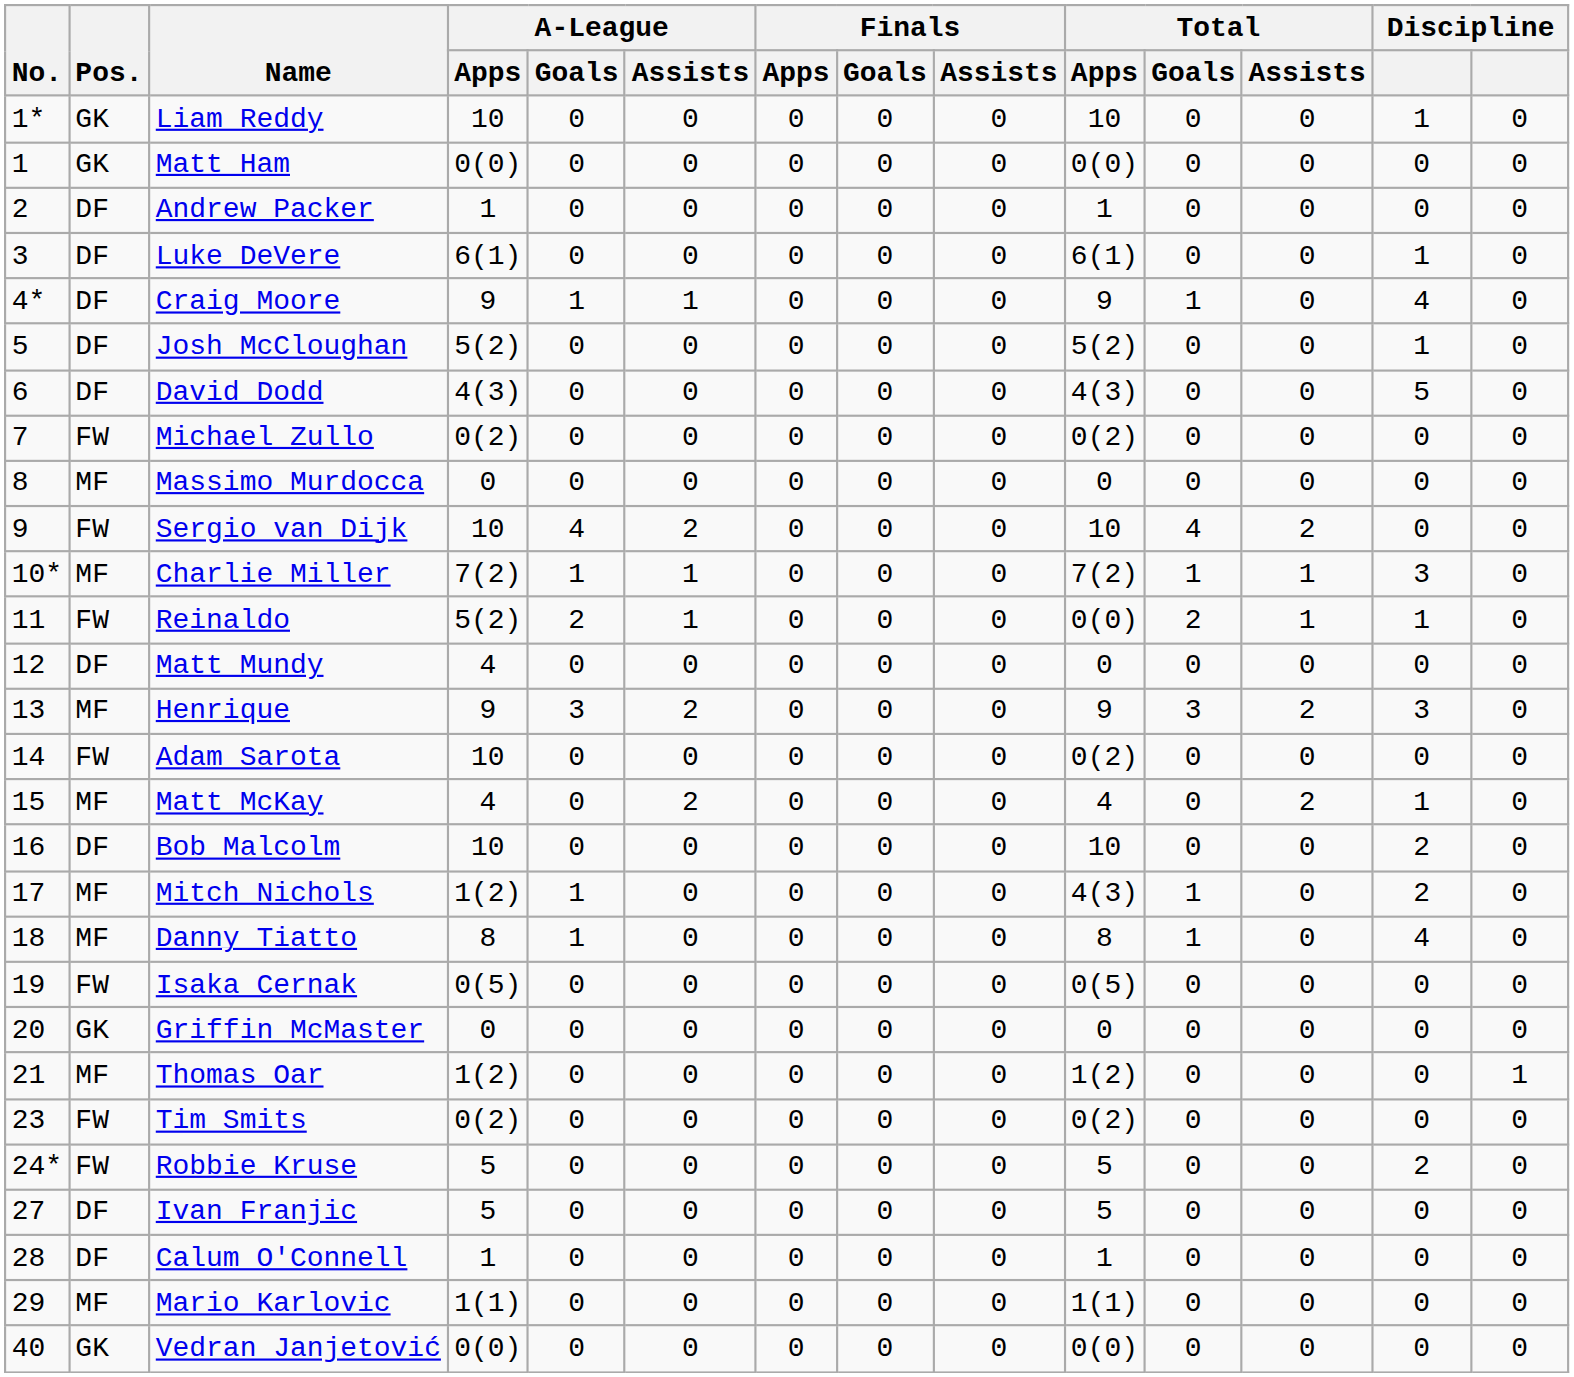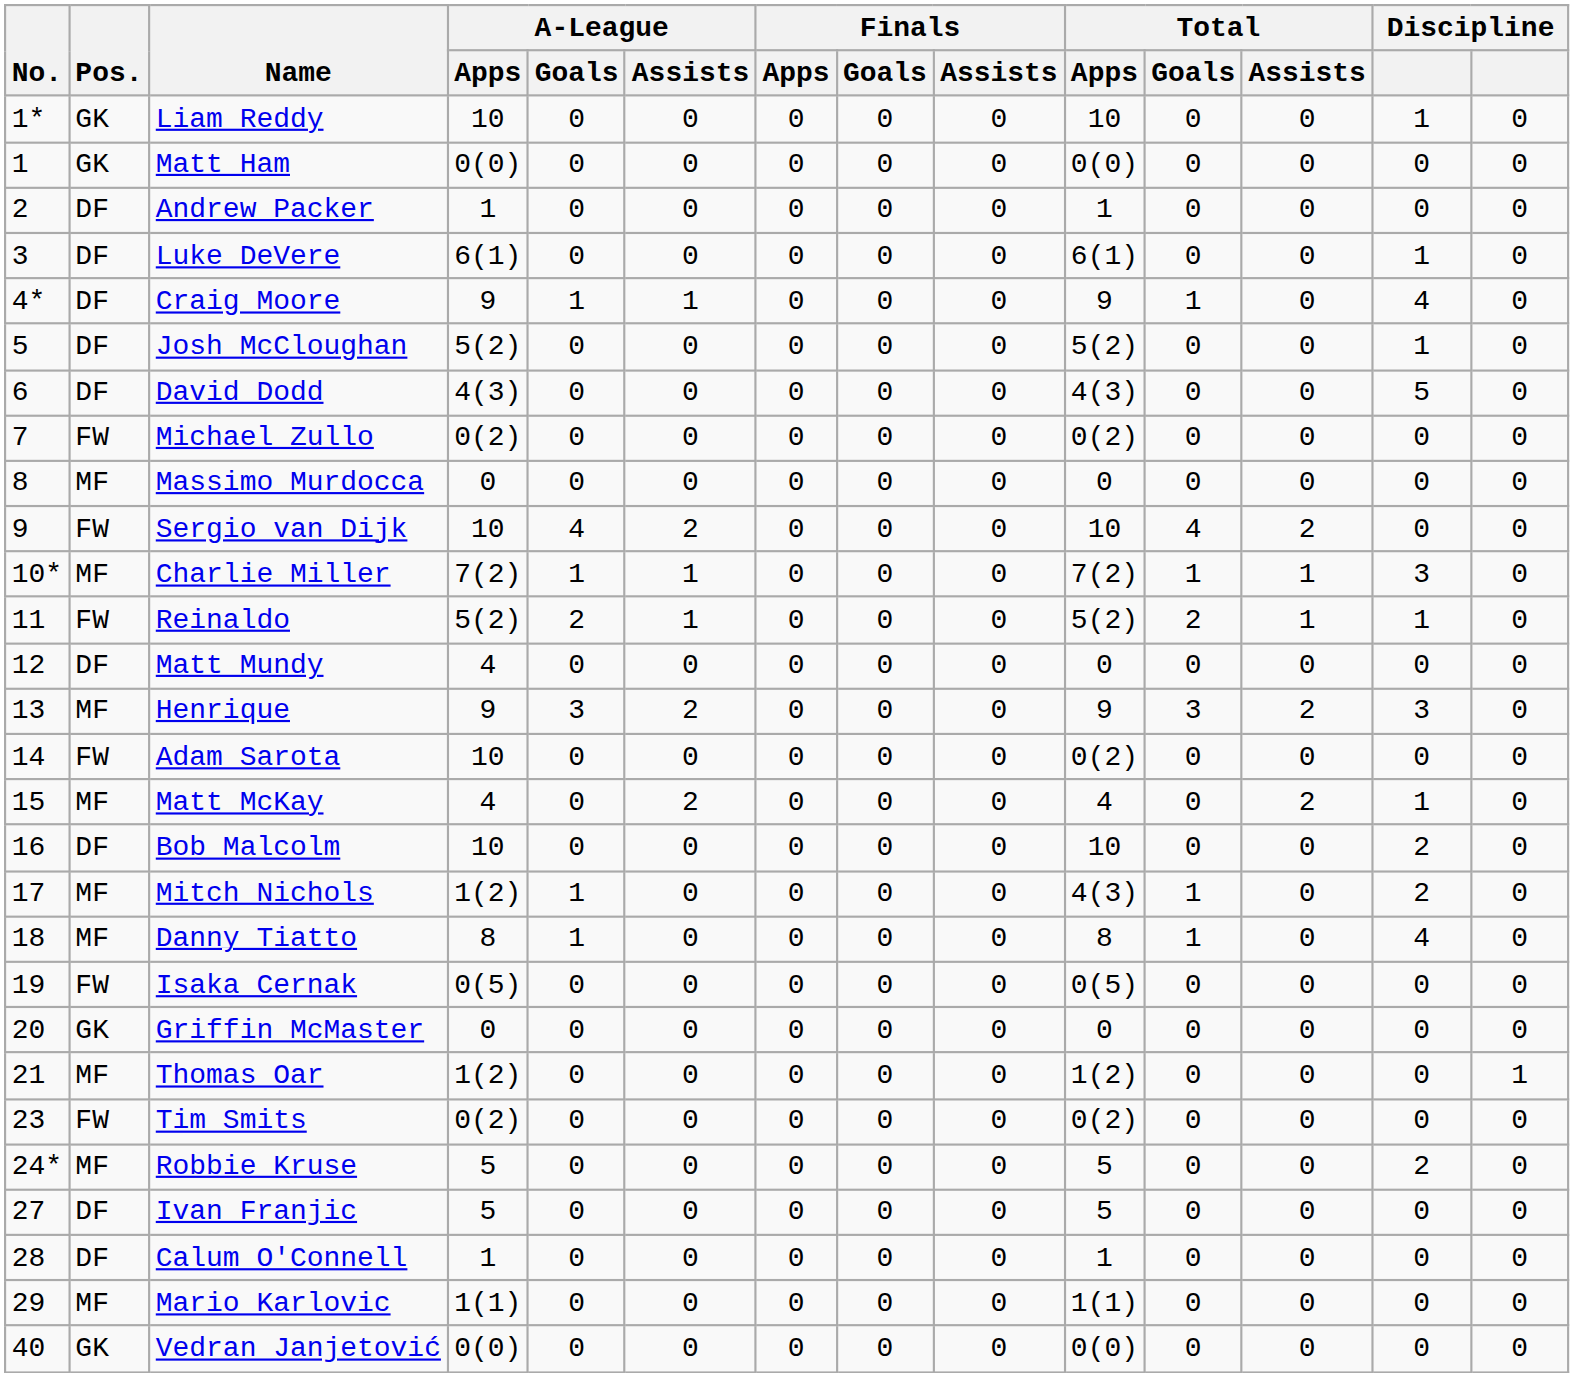(1104, 620) 0(0) -> (1104, 620) 5(2)
(92, 1167) FW -> (92, 1167) MF
